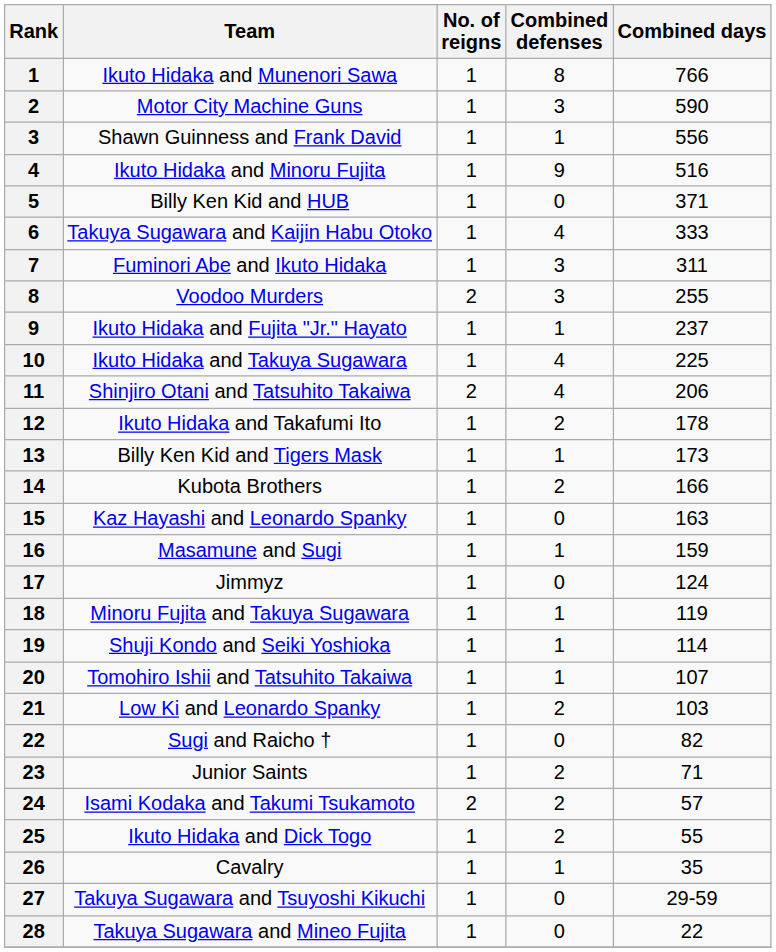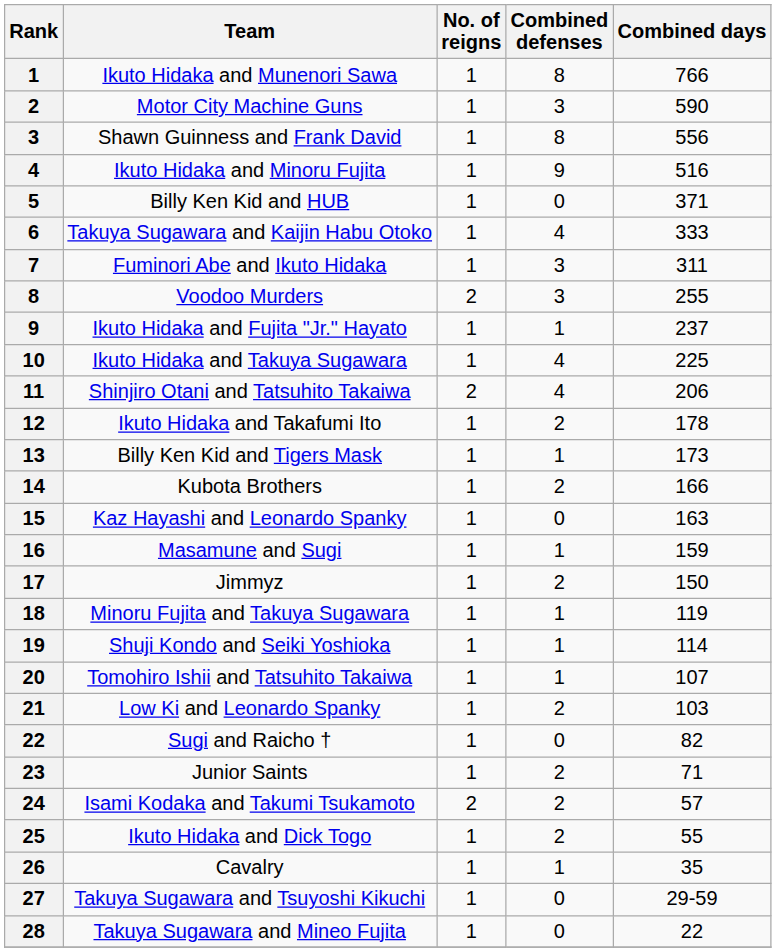(559, 138) 1 -> (559, 138) 8
(559, 582) 0 -> (559, 582) 2
(692, 582) 124 -> (692, 582) 150
